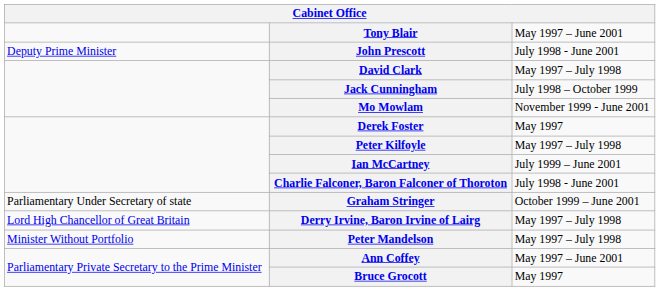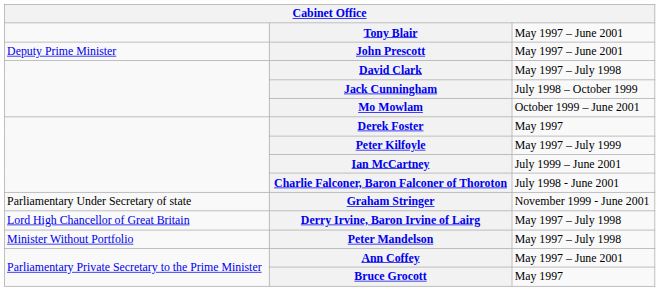(567, 51) July 1998 - June 2001 -> (569, 51) May 1997 – June 2001
(582, 107) November 1999 - June 2001 -> (577, 107) October 1999 – June 2001
(568, 145) May 1997 – July 1998 -> (568, 145) May 1997 – July 1999
(577, 201) October 1999 – June 2001 -> (582, 201) November 1999 - June 2001
